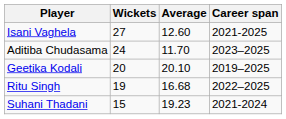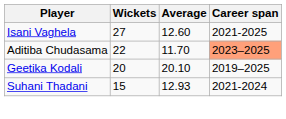(119, 50) 24 -> (119, 50) 22
(241, 50) no background -> (241, 50) lightsalmon background
- row: (34, 86)
(176, 104) 19.23 -> (176, 86) 12.93
